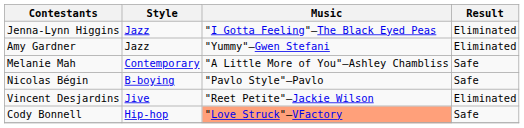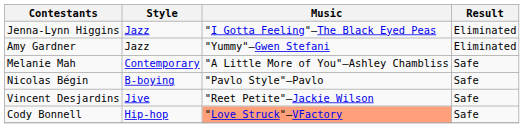(485, 98) Eliminated -> (466, 98) Safe
